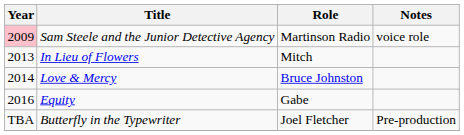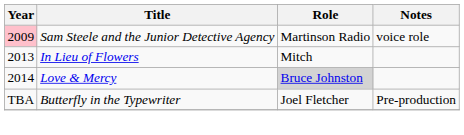(322, 78) no background -> (322, 78) lightgrey background
- row: (57, 99)
